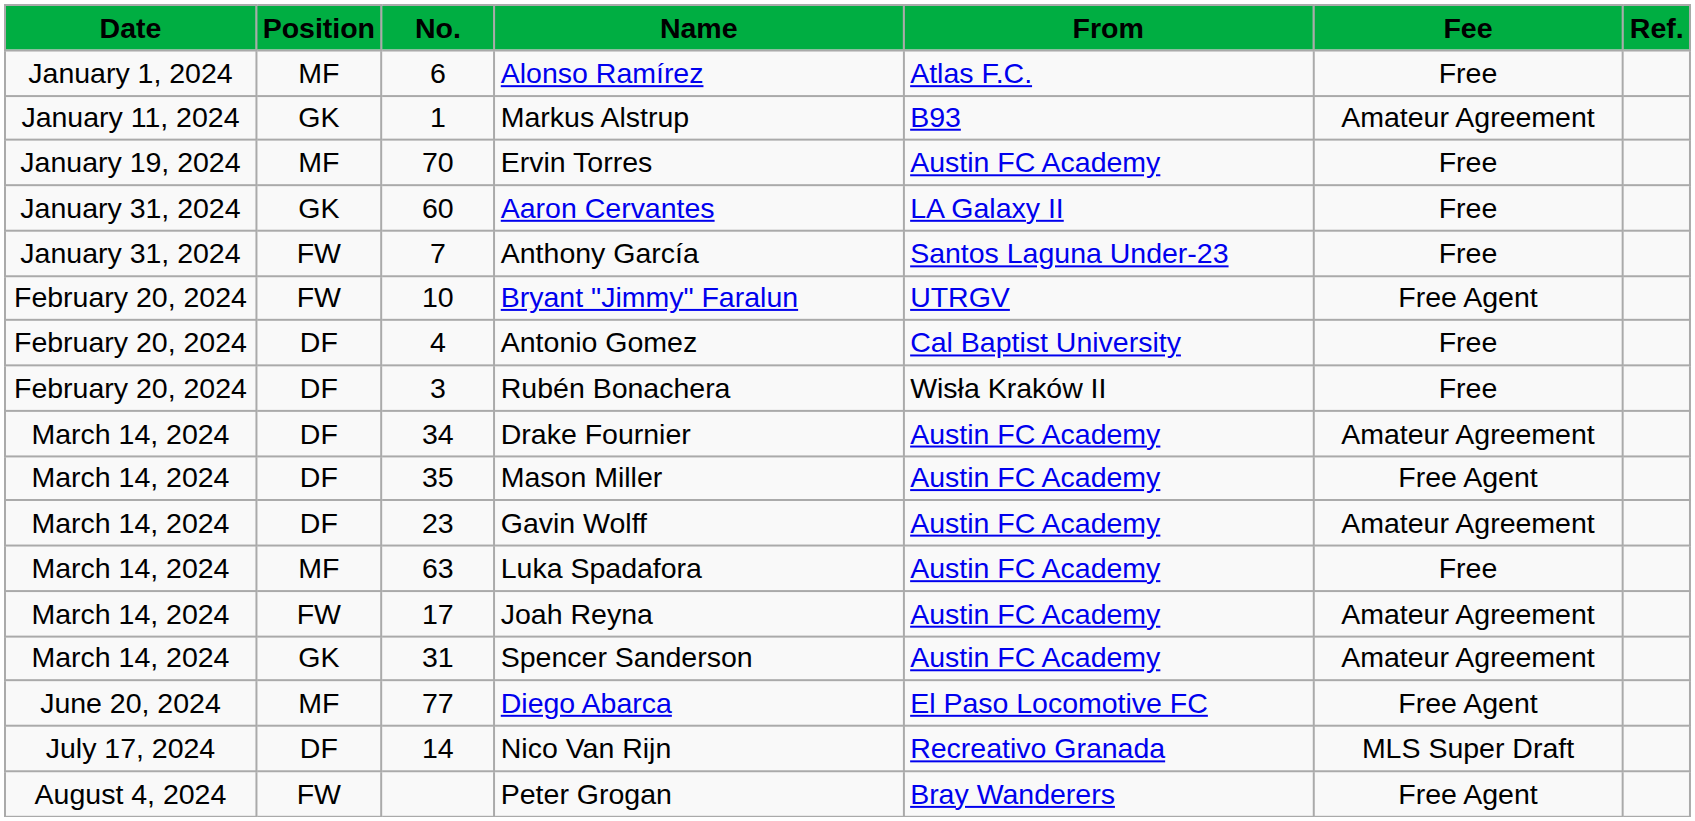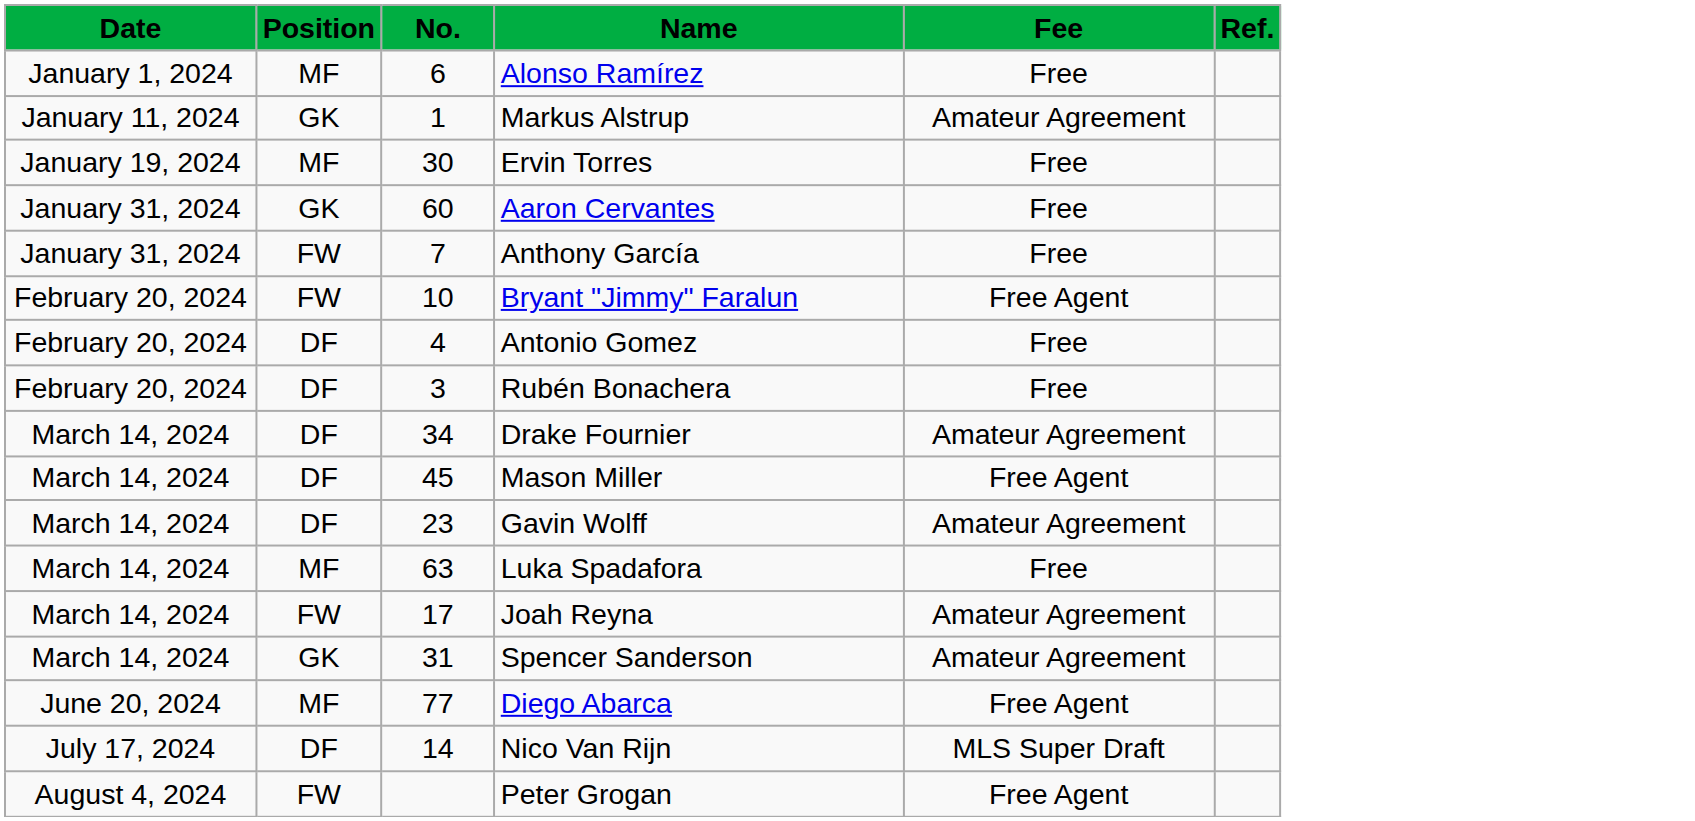- column: (1108, 28)
(438, 163) 70 -> (438, 163) 30
(438, 478) 35 -> (438, 478) 45
